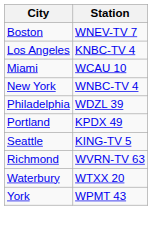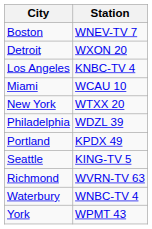+ row: (24, 50)
(107, 86) WNBC-TV 4 -> (100, 104) WTXX 20
(100, 178) WTXX 20 -> (107, 196) WNBC-TV 4
